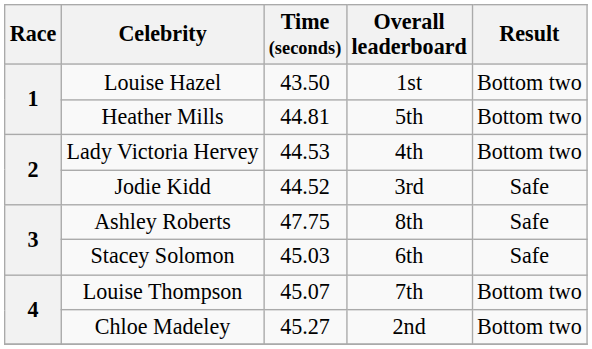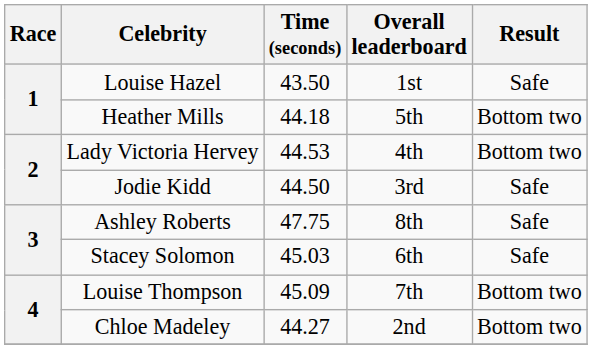(529, 81) Bottom two -> (529, 81) Safe
(305, 116) 44.81 -> (305, 116) 44.18
(305, 186) 44.52 -> (305, 186) 44.50
(305, 291) 45.07 -> (305, 291) 45.09
(305, 326) 45.27 -> (305, 326) 44.27
